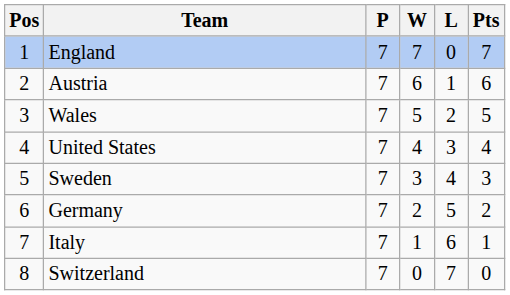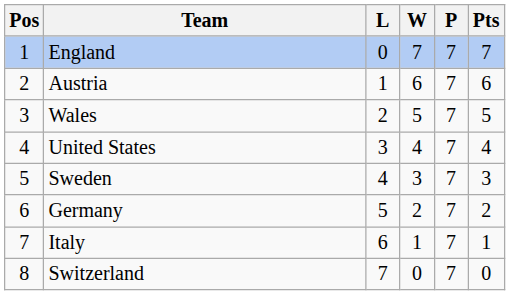columns swapped: (383, 20) <-> (451, 20)
